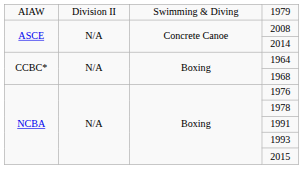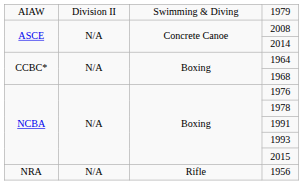+ row: (280, 172)
